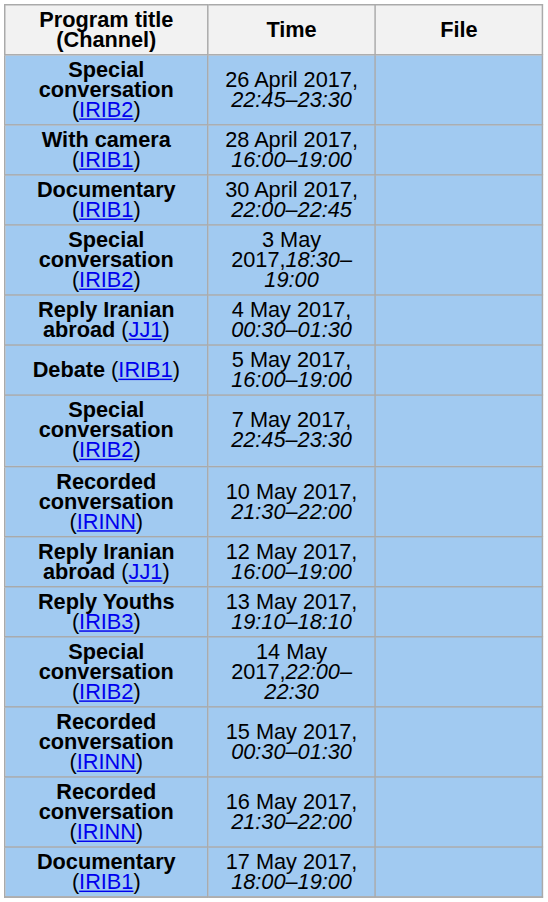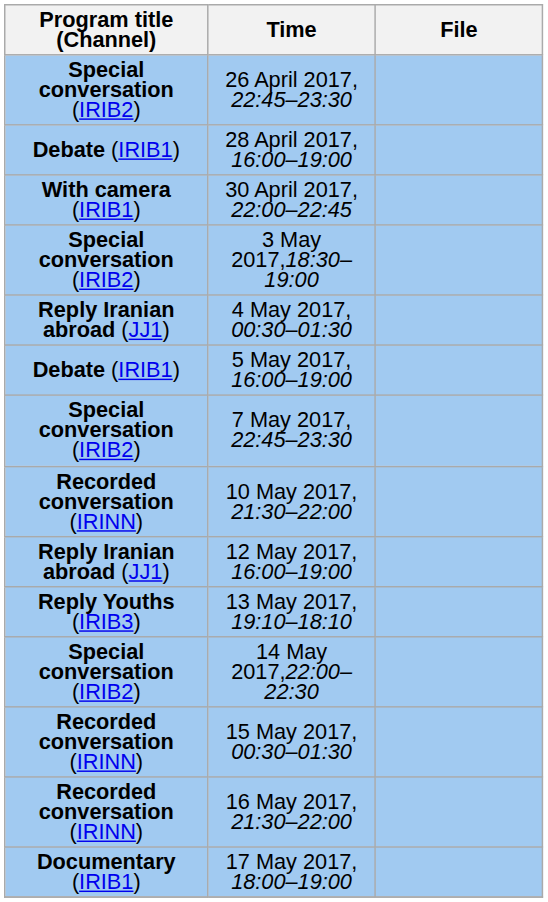(106, 150) With camera (IRIB1) -> (106, 150) Debate (IRIB1)
(106, 200) Documentary (IRIB1) -> (106, 200) With camera (IRIB1)
